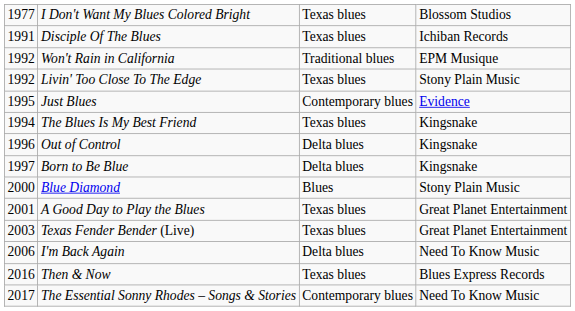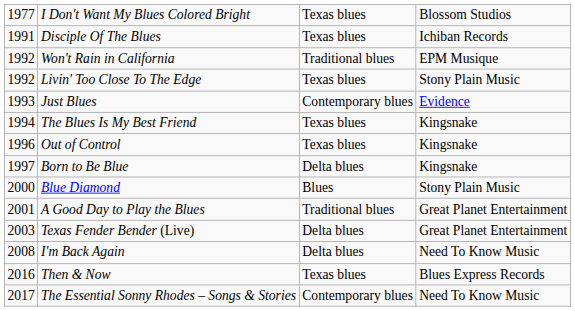(21, 101) 1995 -> (21, 101) 1993
(333, 144) Delta blues -> (334, 144) Texas blues
(334, 209) Texas blues -> (348, 209) Traditional blues
(334, 230) Texas blues -> (333, 230) Delta blues
(21, 252) 2006 -> (21, 252) 2008
